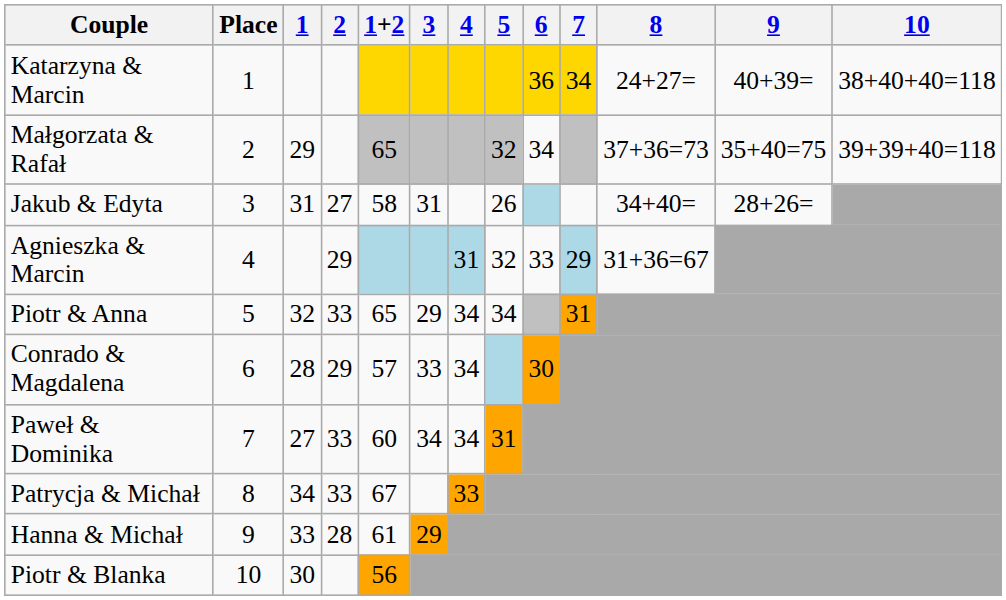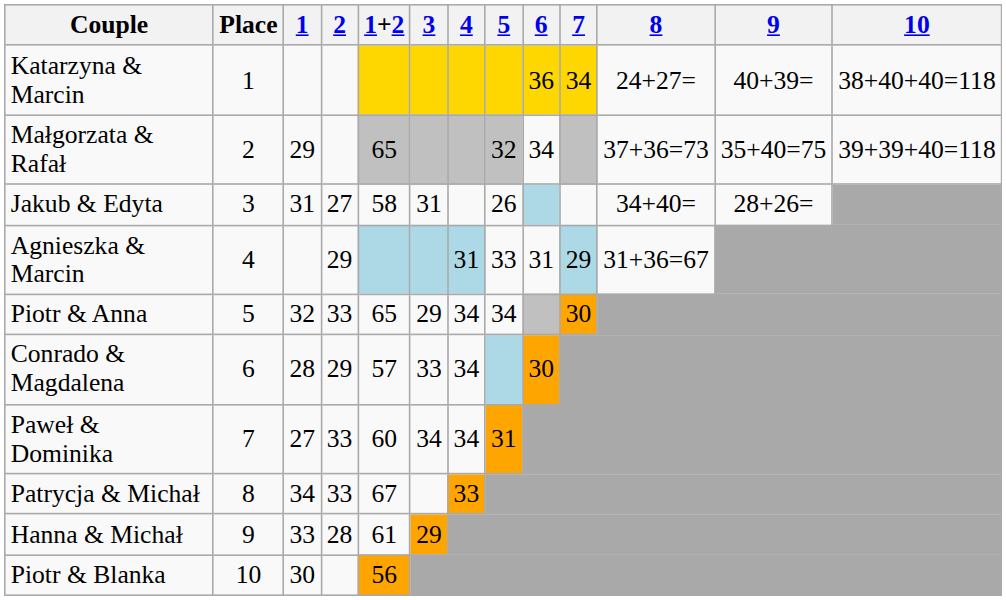(504, 259) 32 -> (504, 259) 33
(541, 259) 33 -> (541, 259) 31
(579, 314) 31 -> (579, 314) 30
